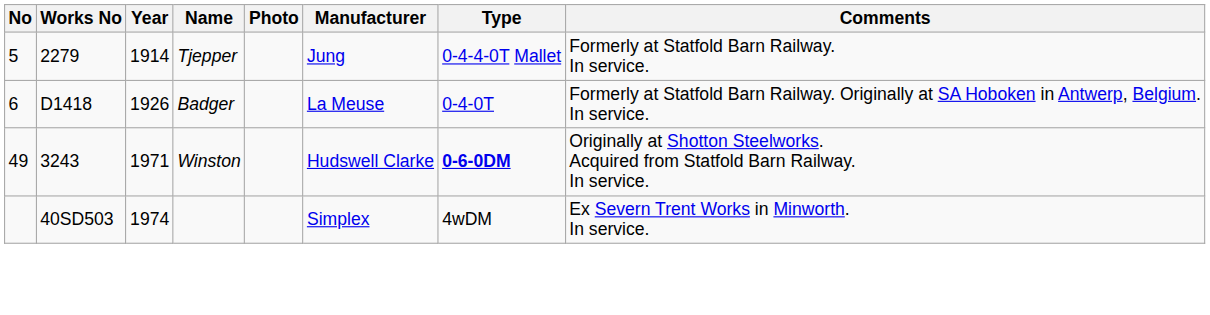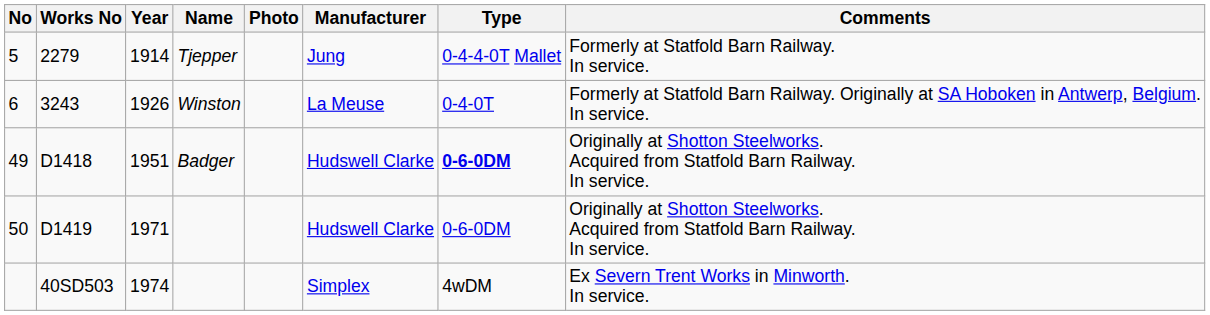(66, 103) D1418 -> (60, 103) 3243
(206, 103) Badger -> (209, 103) Winston
(60, 161) 3243 -> (66, 161) D1418
(150, 161) 1971 -> (150, 161) 1951
(209, 161) Winston -> (206, 161) Badger
+ row: (18, 229)
